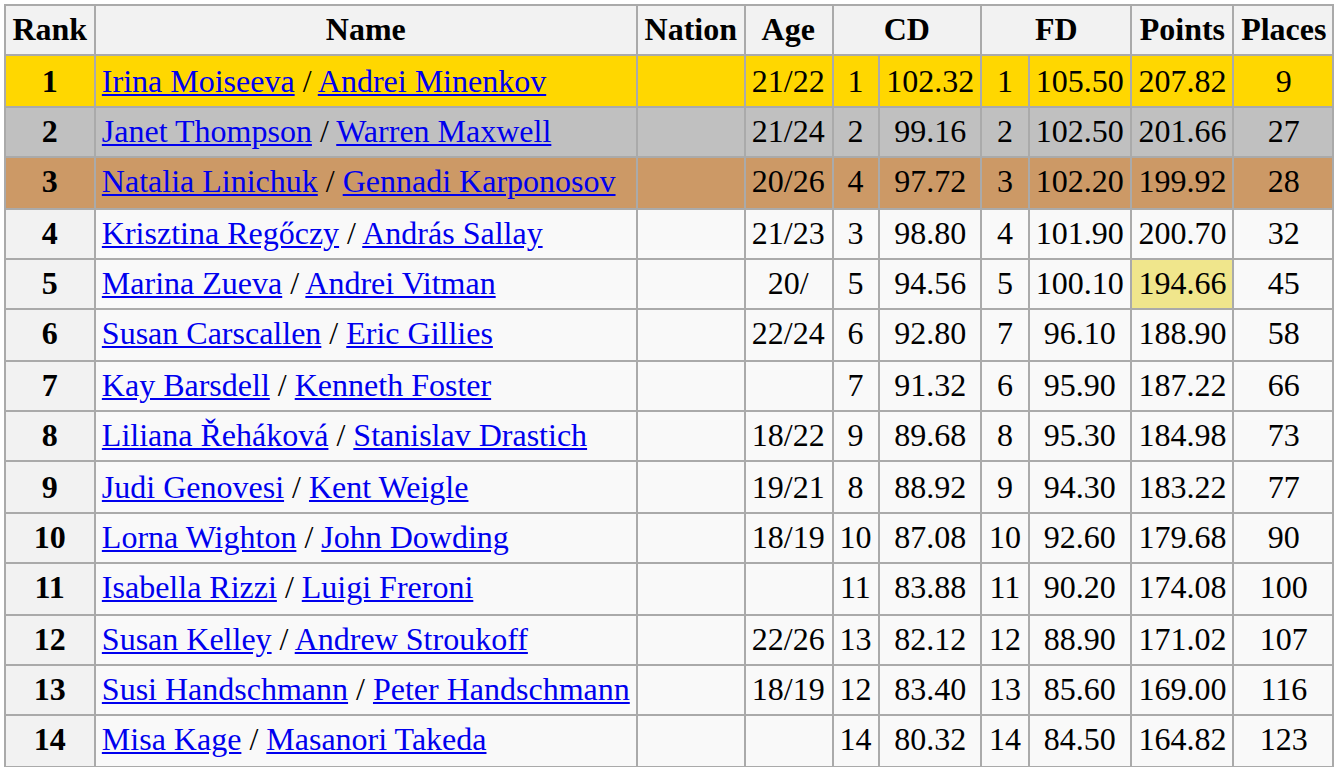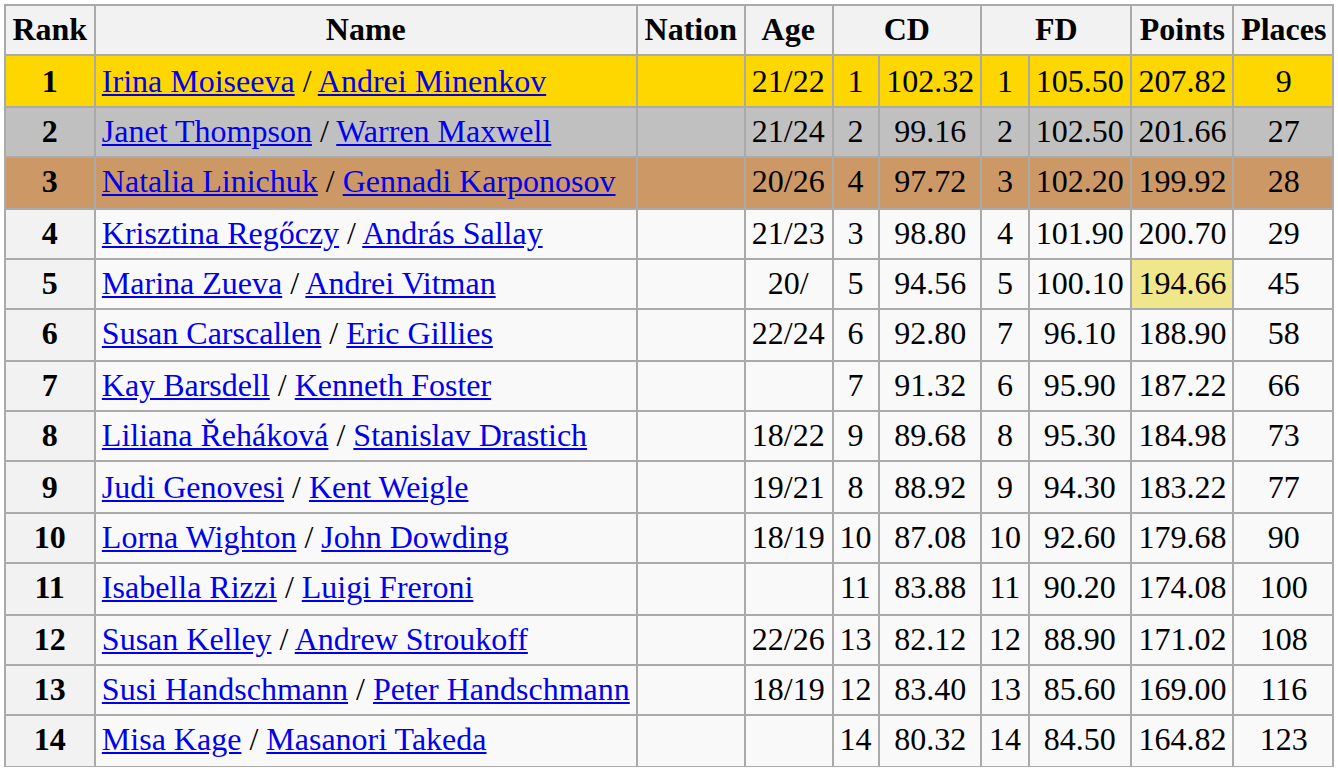(1284, 232) 32 -> (1284, 232) 29
(1284, 638) 107 -> (1284, 638) 108
